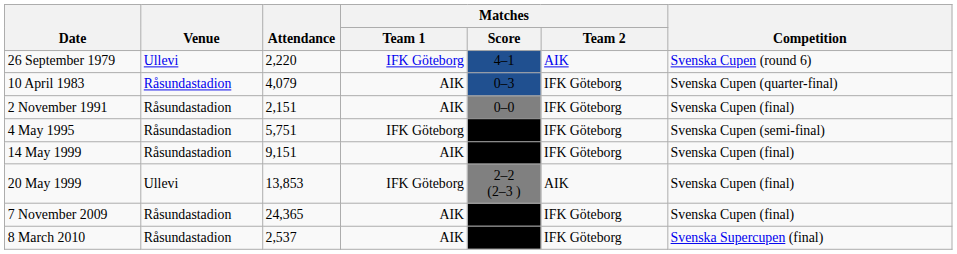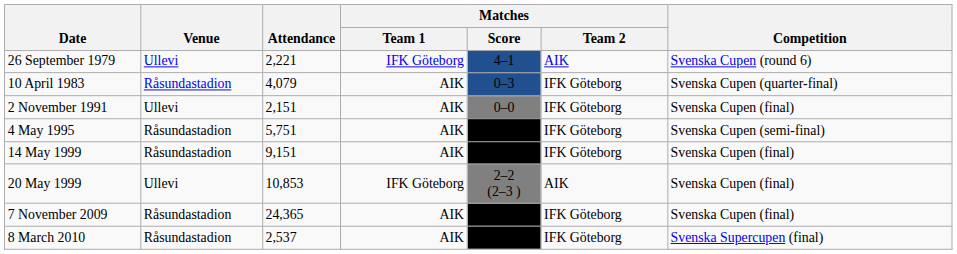(281, 61) 2,220 -> (281, 61) 2,221
(188, 107) Råsundastadion -> (161, 107) Ullevi
(425, 130) IFK Göteborg -> (452, 130) AIK
(284, 184) 13,853 -> (284, 184) 10,853
